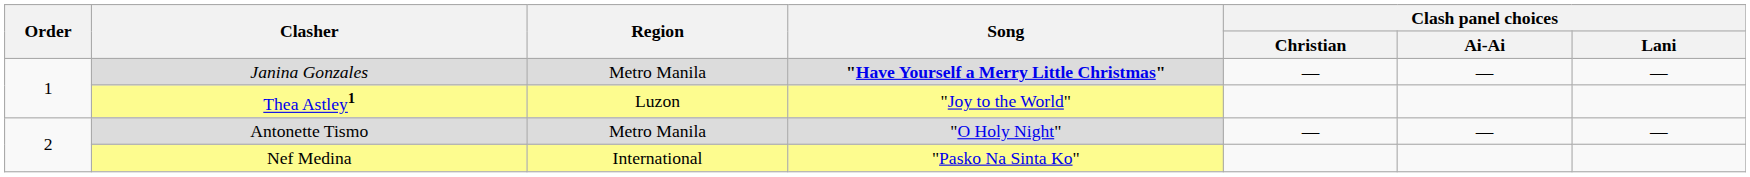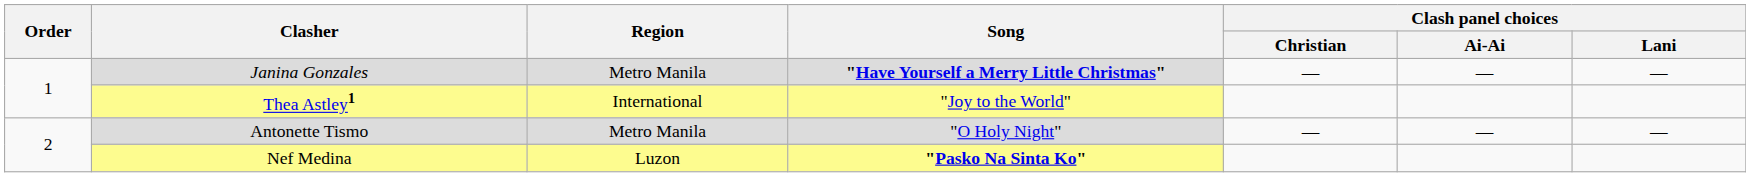(658, 101) Luzon -> (658, 101) International
(658, 158) International -> (658, 158) Luzon
(1006, 158) normal -> (1006, 158) bold
